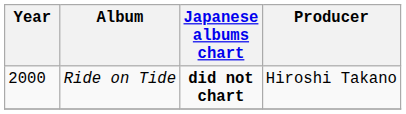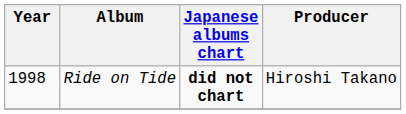(27, 79) 2000 -> (27, 79) 1998
